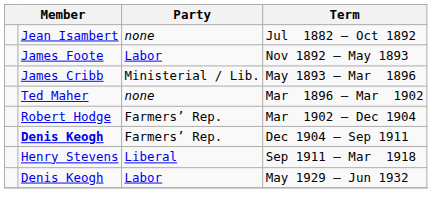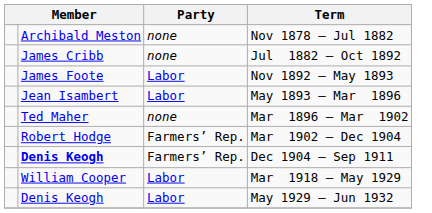+ row: (322, 35)
(70, 35) Jean Isambert -> (62, 55) James Cribb
(62, 76) James Cribb -> (70, 96) Jean Isambert
(192, 76) Ministerial / Lib. -> (166, 96) Labor
- row: (341, 157)
+ row: (326, 177)
